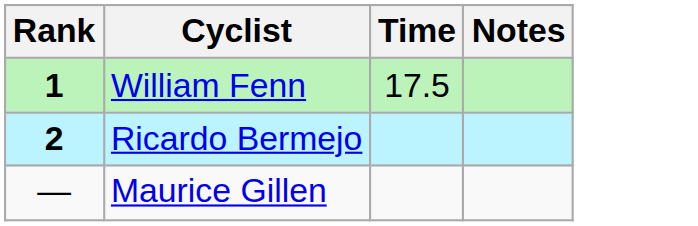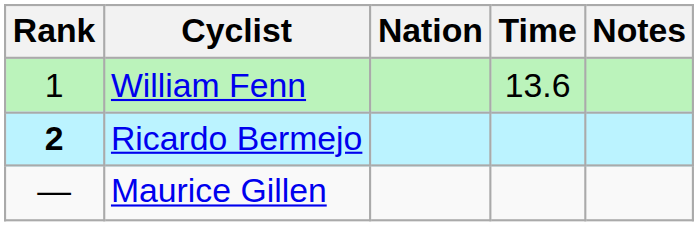+ column: (430, 31)
(54, 84) bold -> (54, 84) normal
(417, 84) 17.5 -> (538, 84) 13.6
